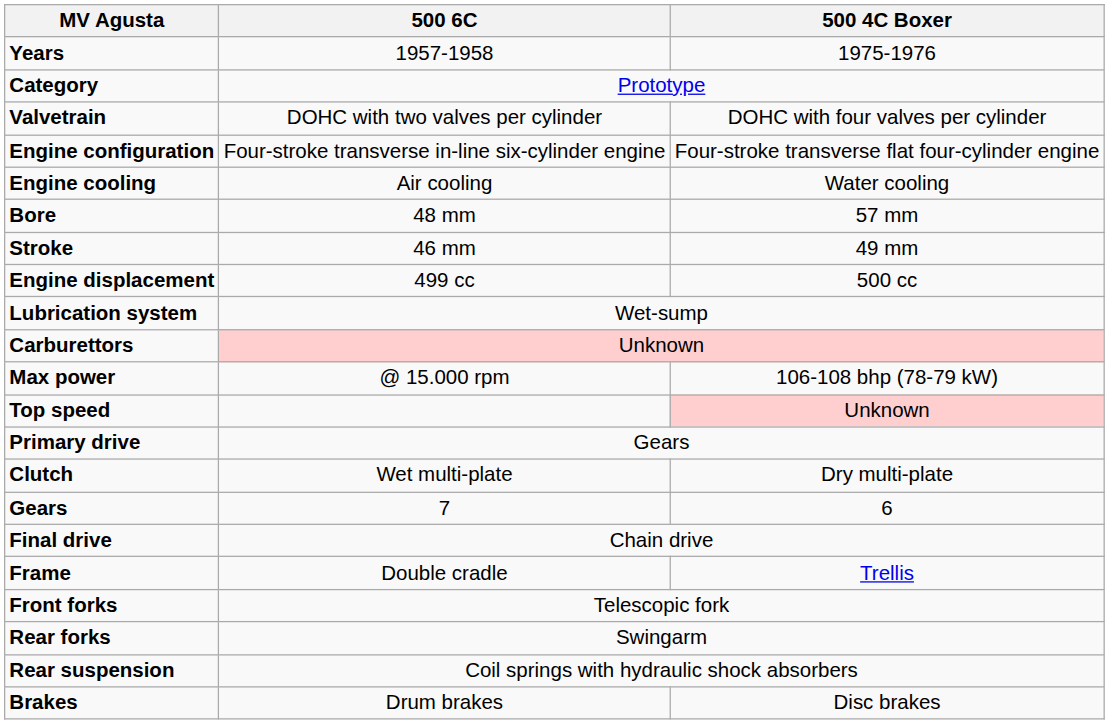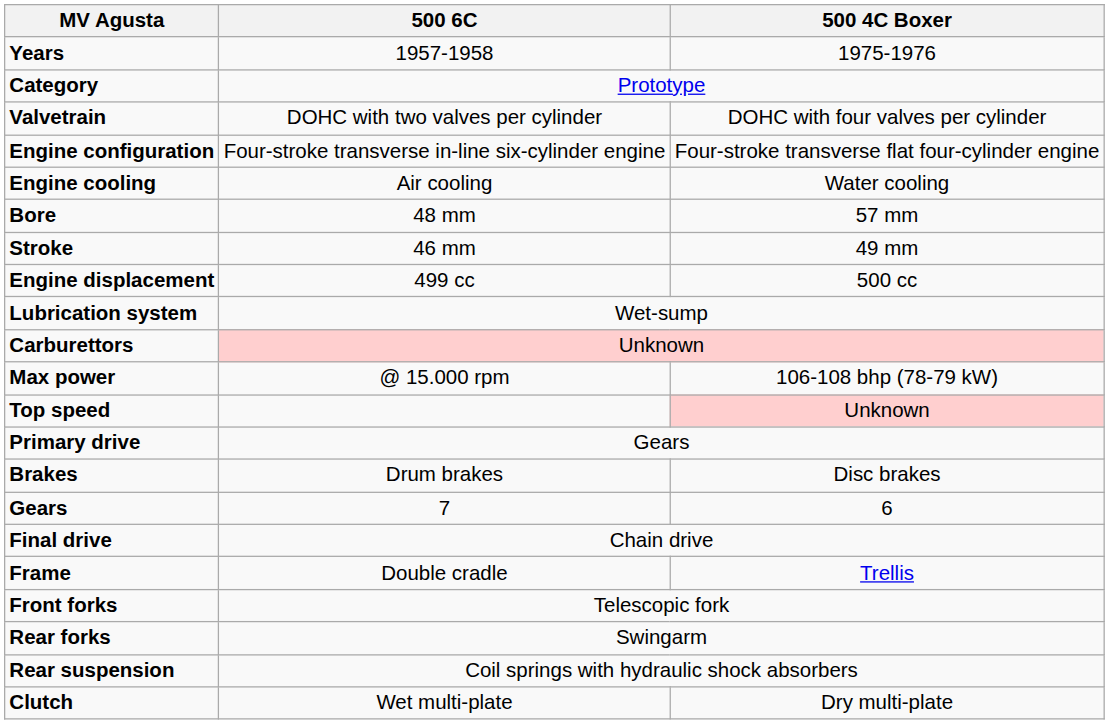rows swapped: (41, 475) <-> (44, 702)
